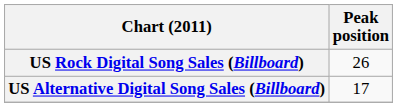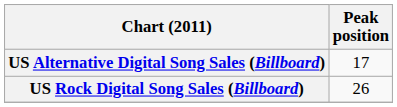rows swapped: (167, 89) <-> (167, 62)
